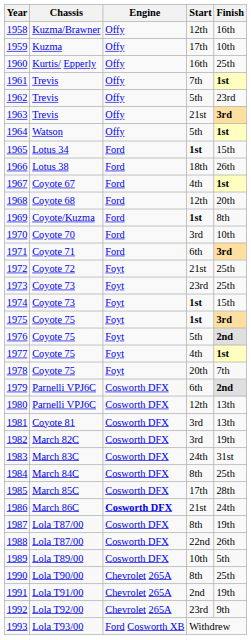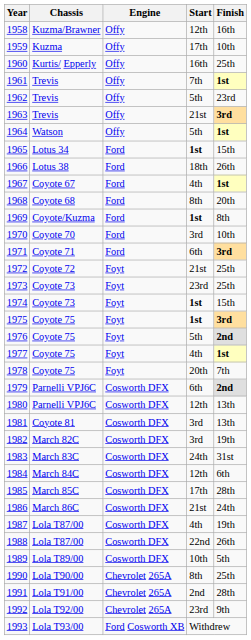(198, 200) 12th -> (196, 200) 8th
(196, 473) 8th -> (198, 473) 12th
(226, 473) 25th -> (223, 473) 6th
(139, 507) bold -> (137, 507) normal
(196, 524) 8th -> (196, 524) 4th
(226, 592) 19th -> (226, 592) 28th
